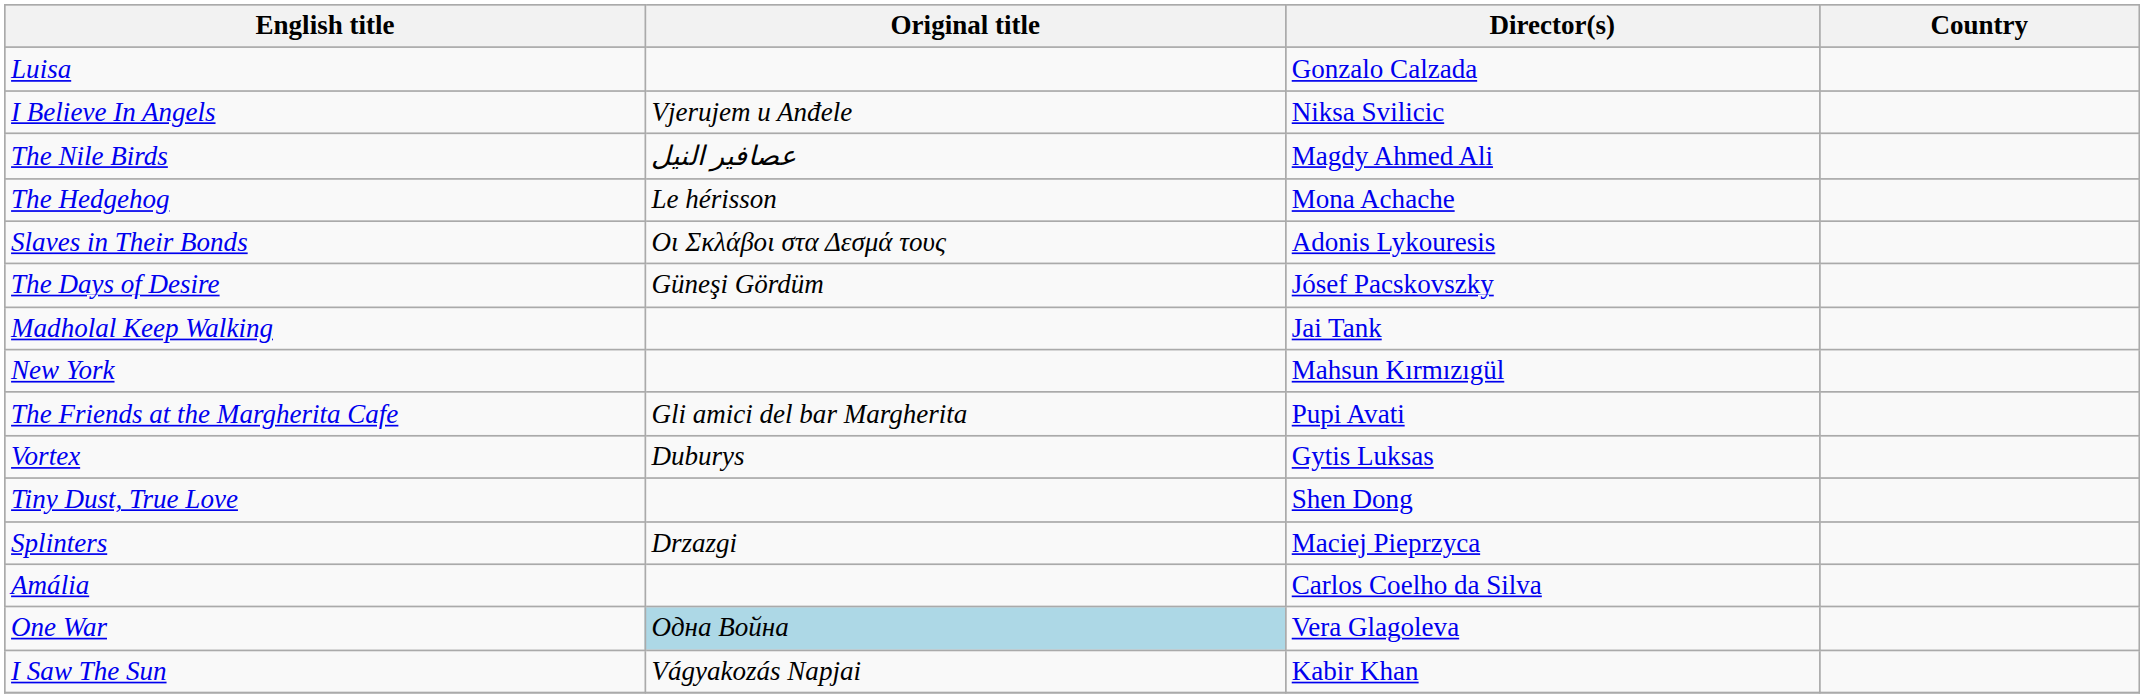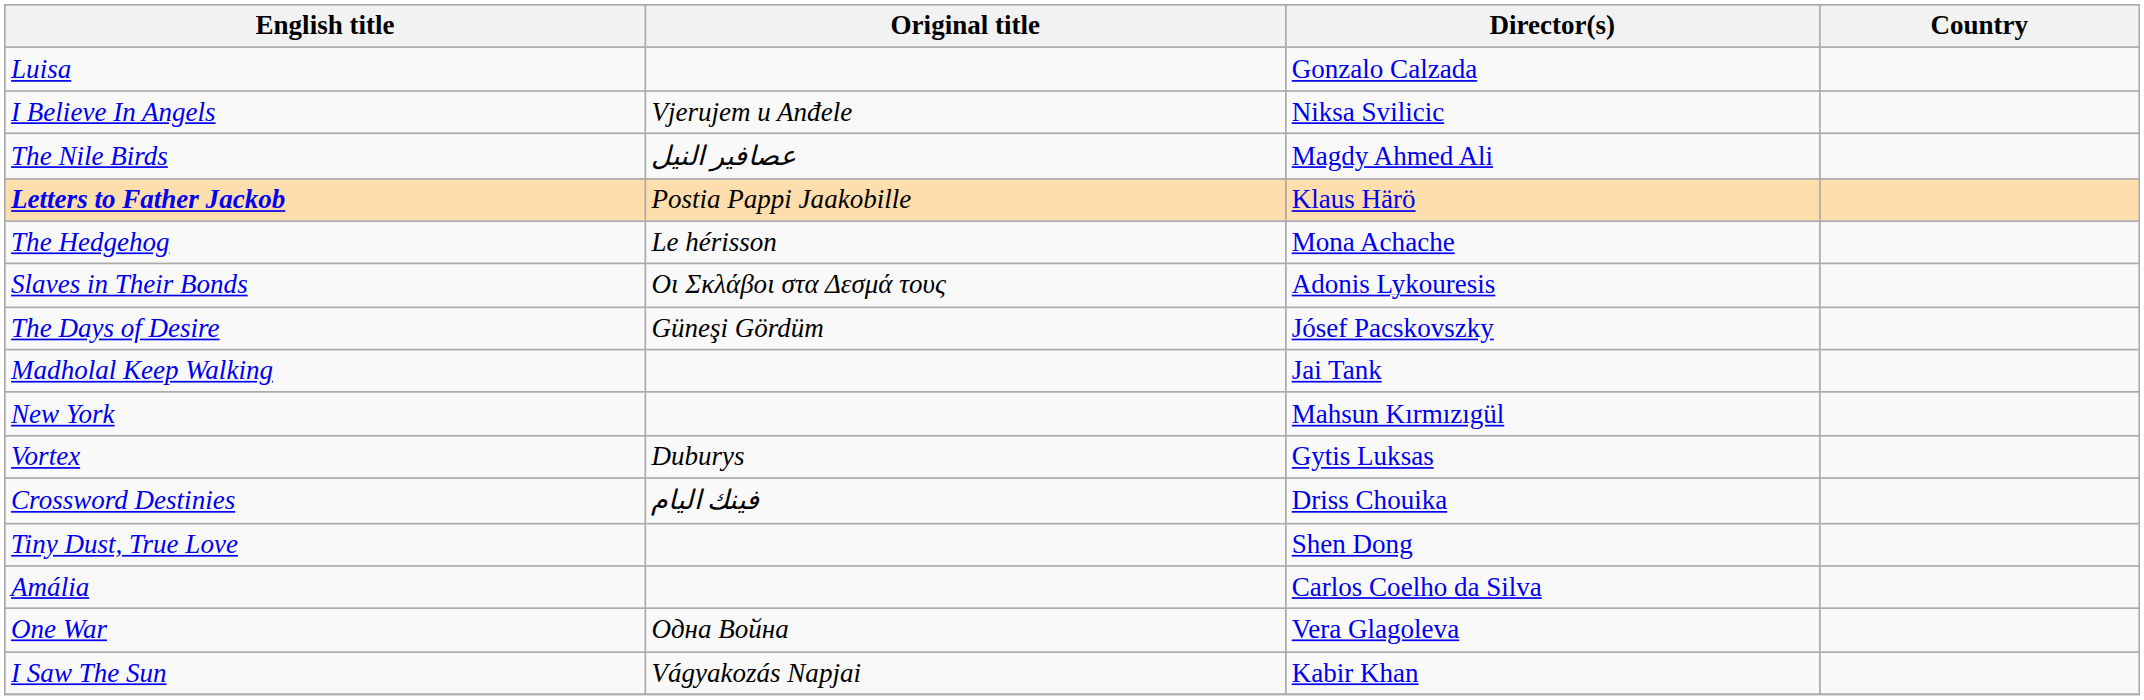+ row: (148, 199)
- row: (205, 413)
+ row: (123, 500)
- row: (59, 542)
(720, 628) lightblue background -> (720, 629) no background
